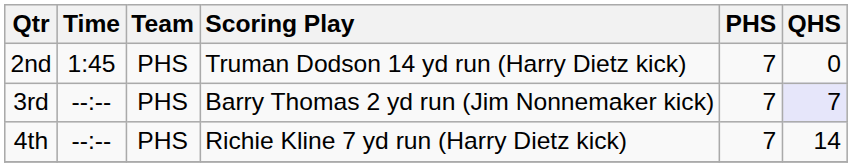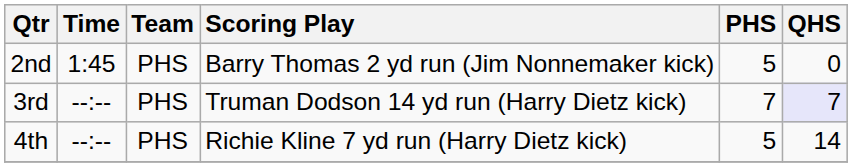(446, 63) Truman Dodson 14 yd run (Harry Dietz kick) -> (460, 63) Barry Thomas 2 yd run (Jim Nonnemaker kick)
(769, 63) 7 -> (769, 63) 5
(460, 102) Barry Thomas 2 yd run (Jim Nonnemaker kick) -> (446, 102) Truman Dodson 14 yd run (Harry Dietz kick)
(769, 141) 7 -> (769, 141) 5
